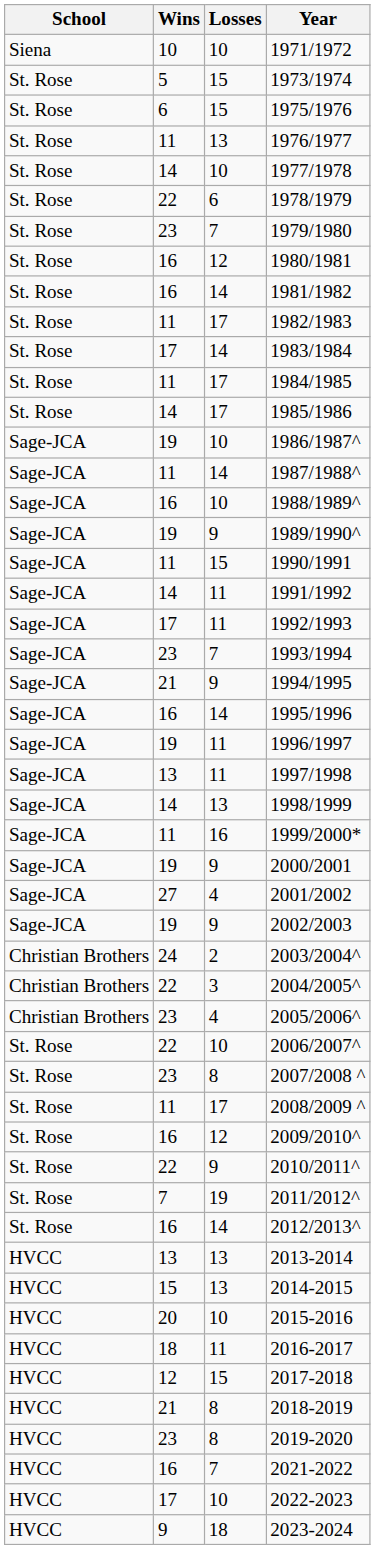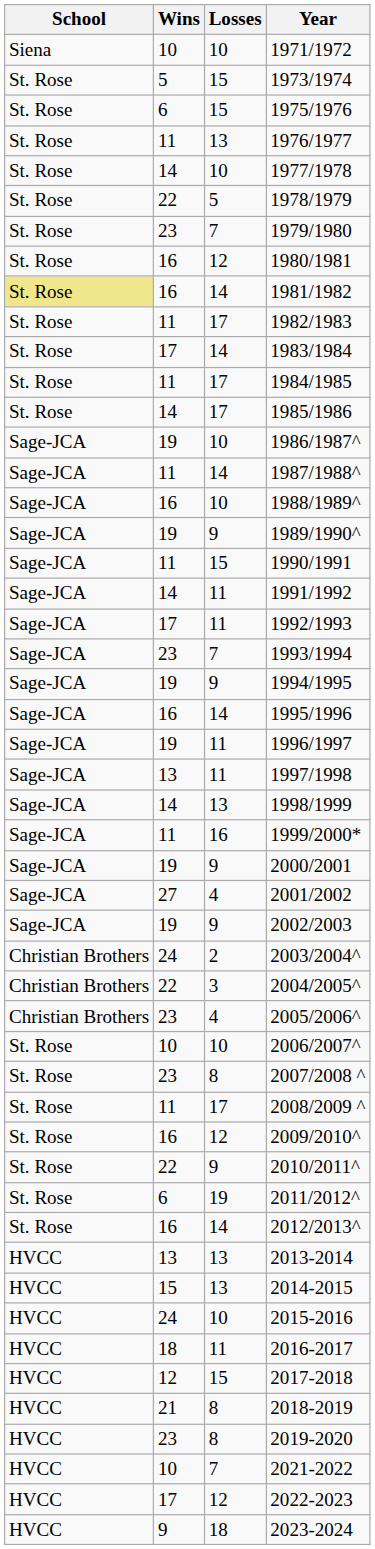(213, 200) 6 -> (213, 200) 5
(41, 291) no background -> (41, 291) khaki background
(167, 683) 21 -> (167, 683) 19
(167, 1046) 22 -> (167, 1046) 10
(163, 1197) 7 -> (163, 1197) 6
(167, 1318) 20 -> (167, 1318) 24
(167, 1469) 16 -> (167, 1469) 10
(218, 1499) 10 -> (218, 1499) 12
